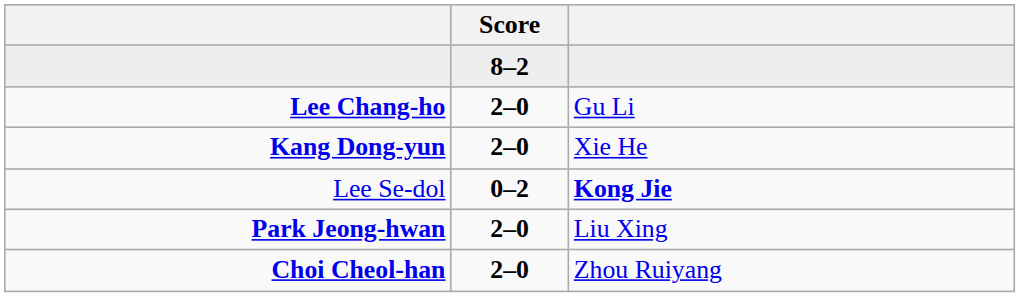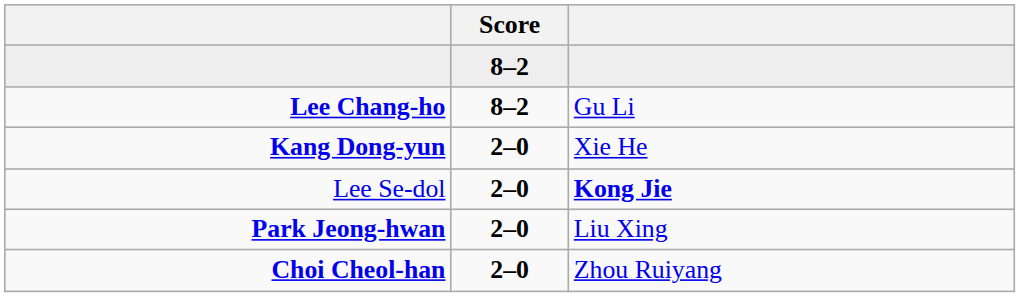(510, 106) 2–0 -> (510, 106) 8–2
(510, 188) 0–2 -> (510, 188) 2–0
